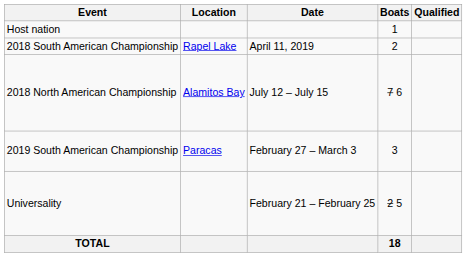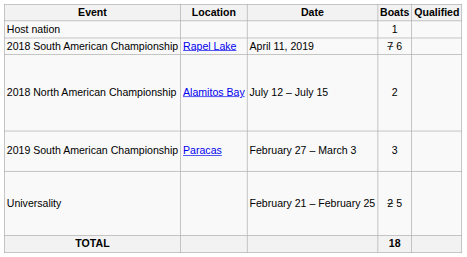(395, 46) 2 -> (395, 46) 7 6
(395, 92) 7 6 -> (395, 92) 2
